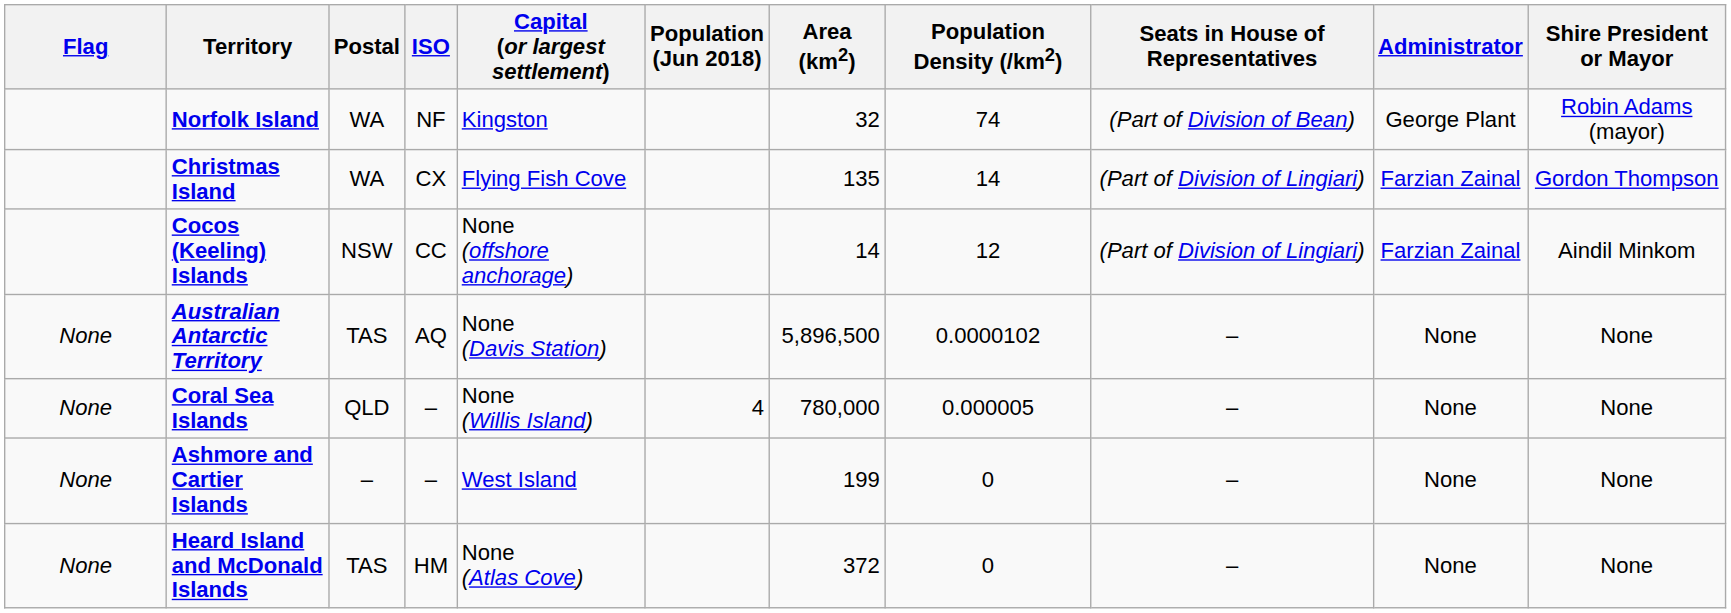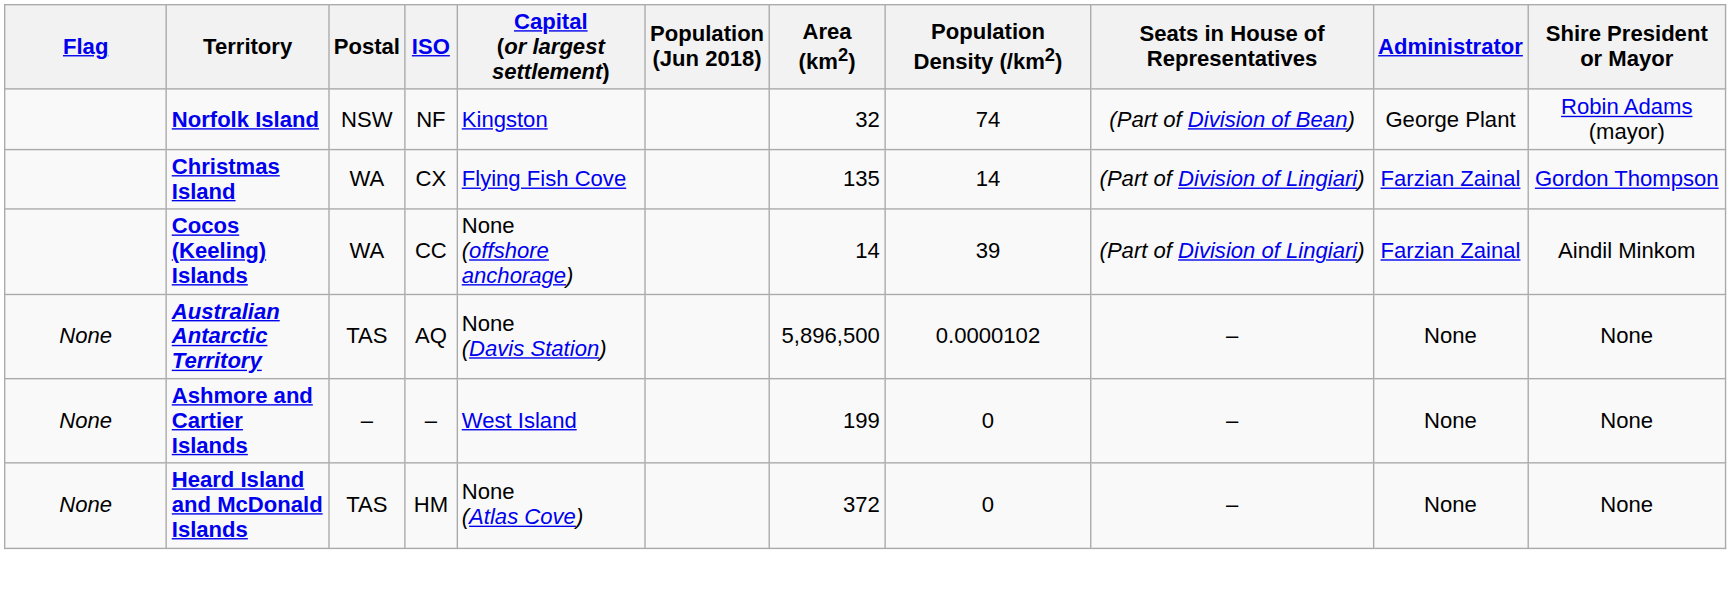(367, 119) WA -> (367, 119) NSW
(367, 251) NSW -> (367, 251) WA
(988, 251) 12 -> (988, 251) 39
- row: (223, 408)
